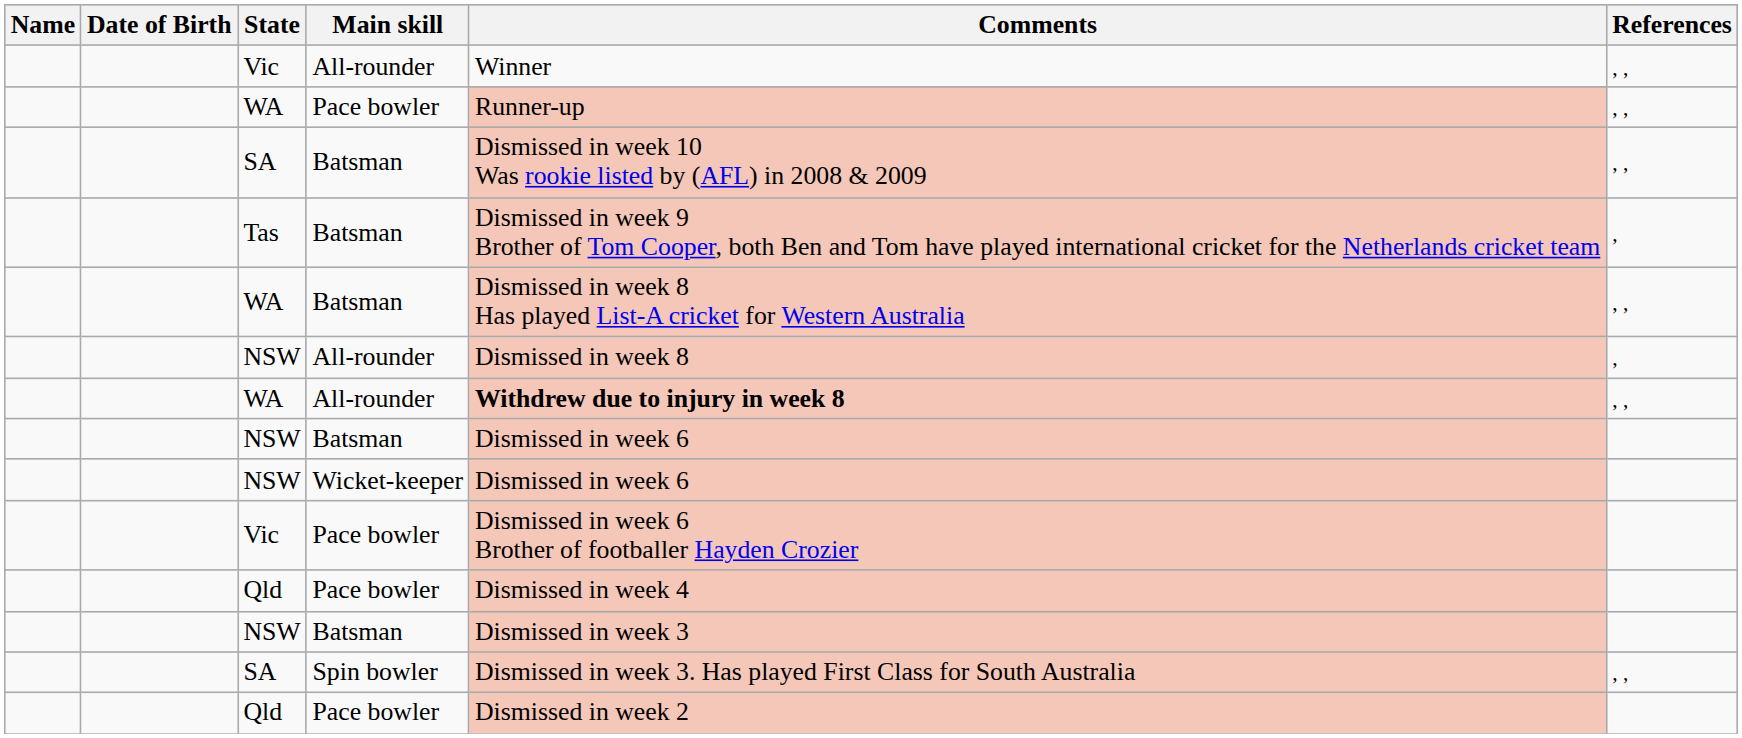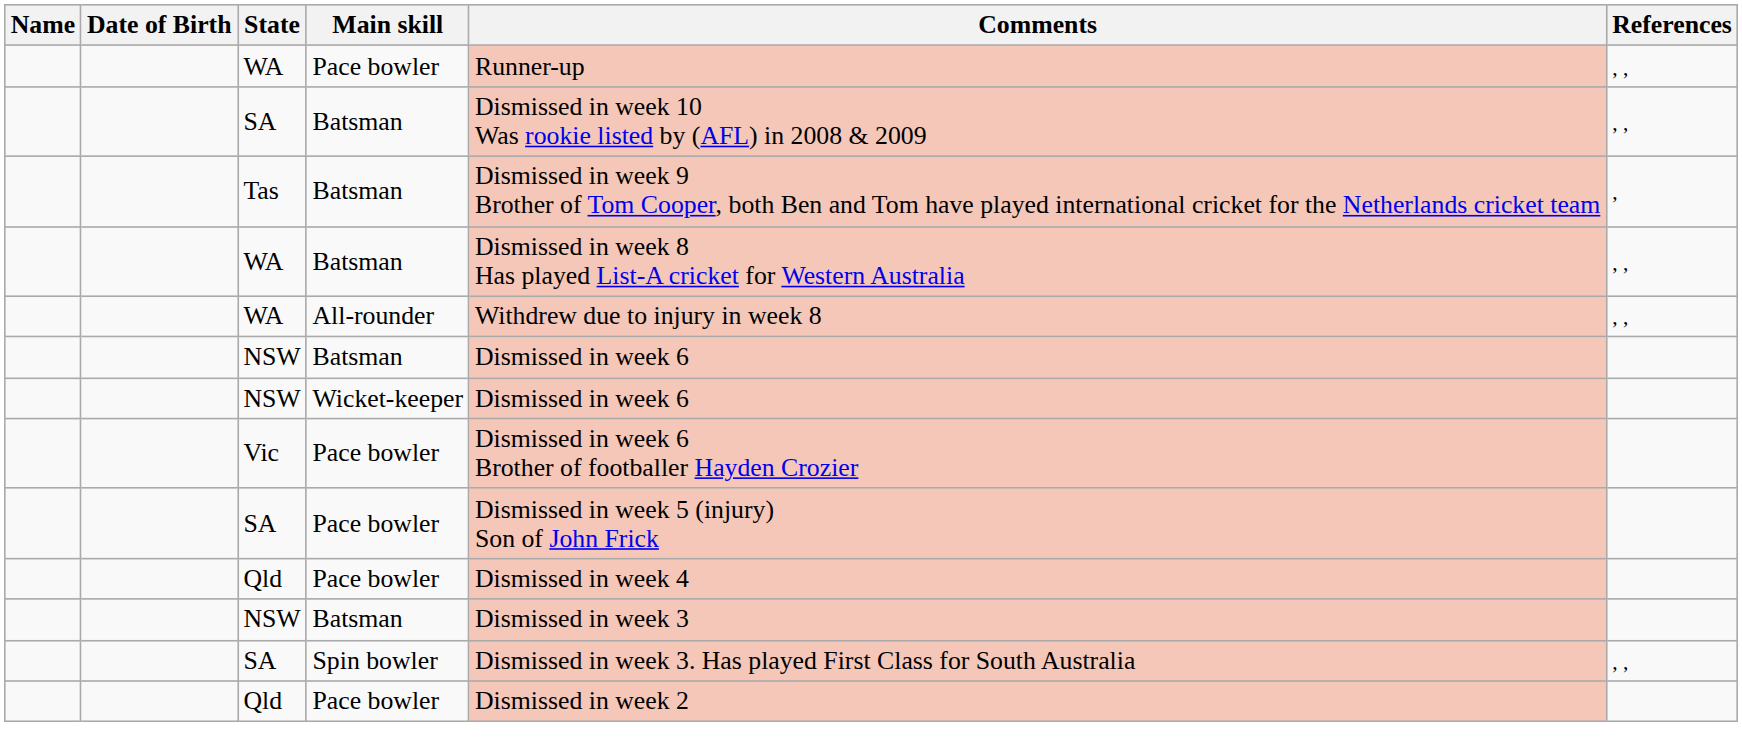- row: (261, 65)
- row: (272, 356)
(660, 397) bold -> (648, 316) normal
+ row: (260, 523)
